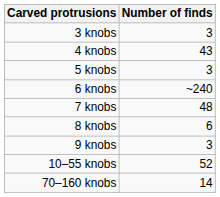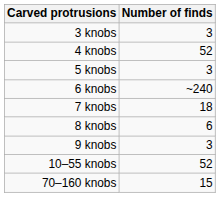(206, 51) 43 -> (206, 51) 52
(206, 107) 48 -> (206, 107) 18
(206, 182) 14 -> (206, 182) 15
